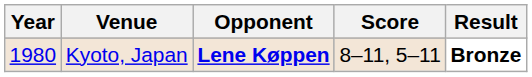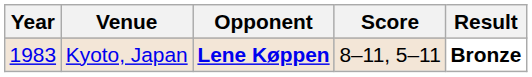(33, 55) 1980 -> (33, 55) 1983
